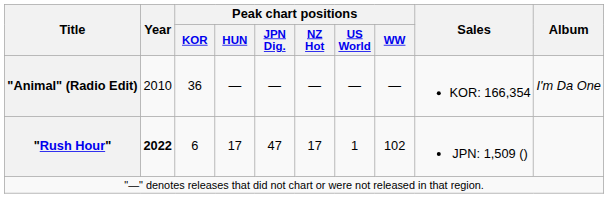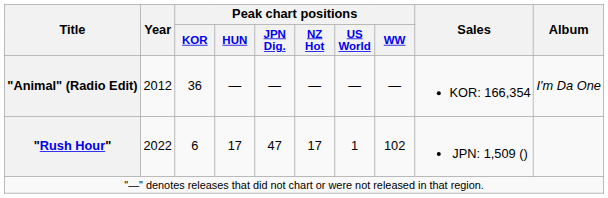(158, 85) 2010 -> (158, 85) 2012
(158, 146) bold -> (158, 146) normal
